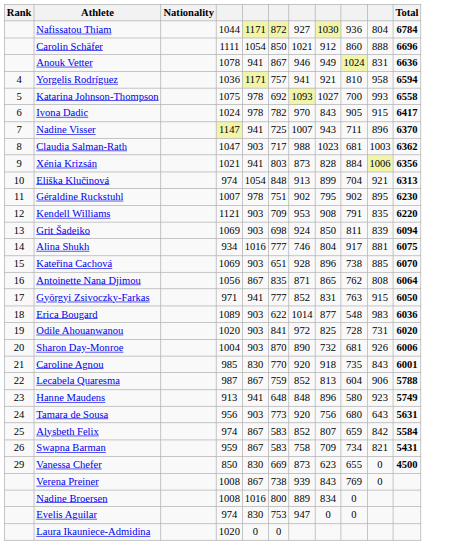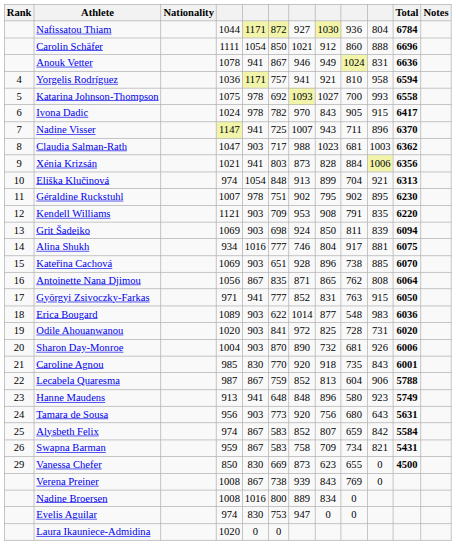+ column: (436, 12)
